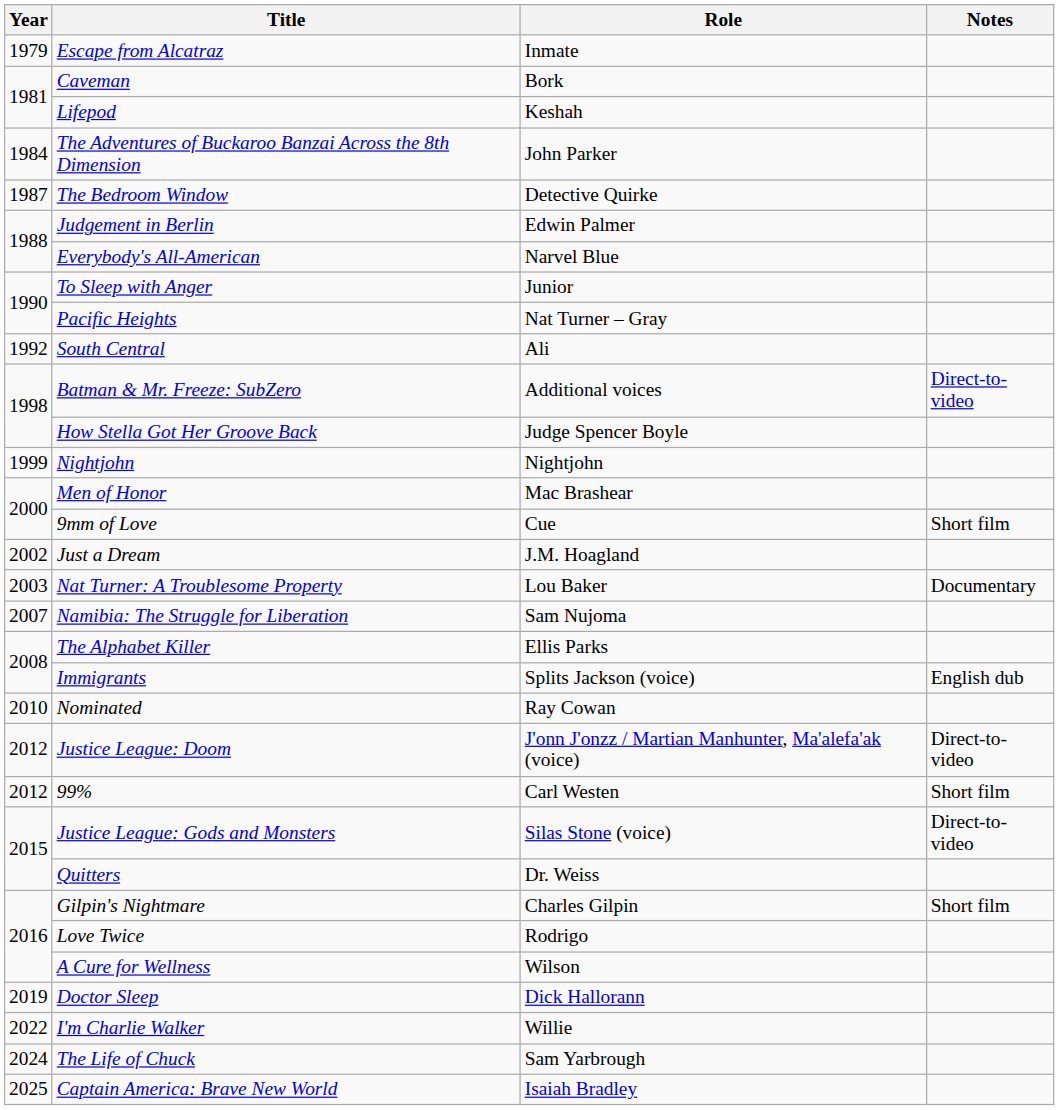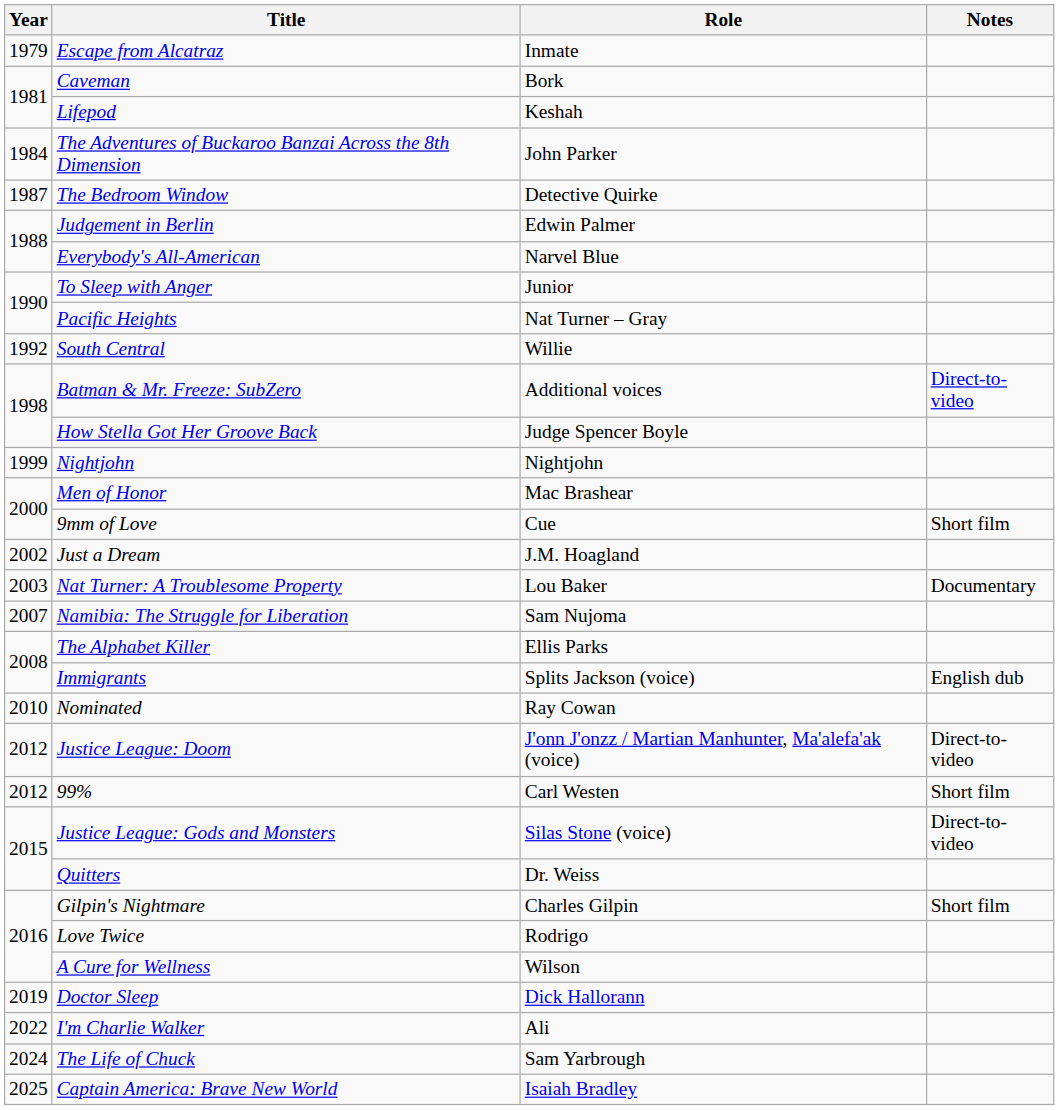(537, 348) Ali -> (549, 348) Willie
(549, 1028) Willie -> (537, 1028) Ali
